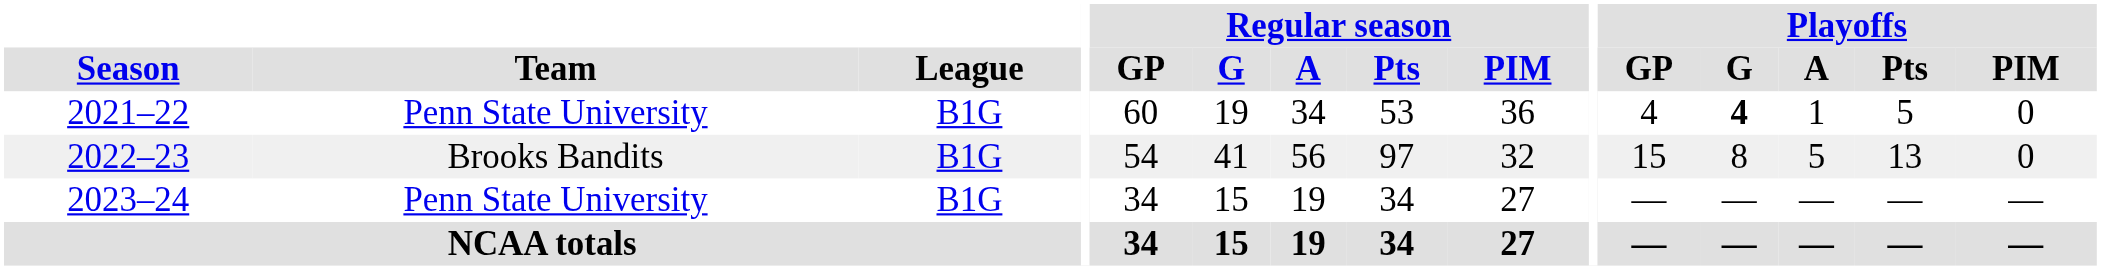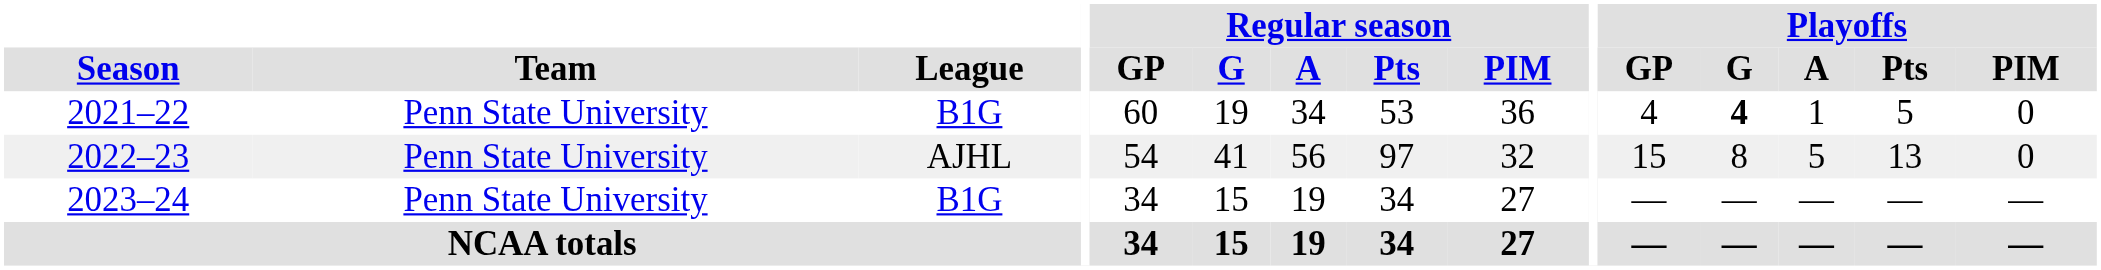(555, 156) Brooks Bandits -> (555, 156) Penn State University
(969, 156) B1G -> (969, 156) AJHL
